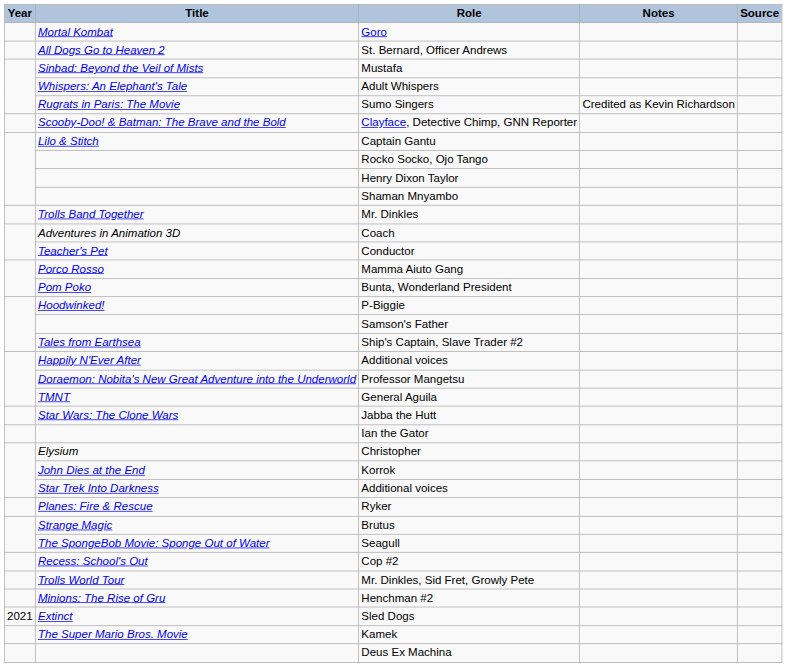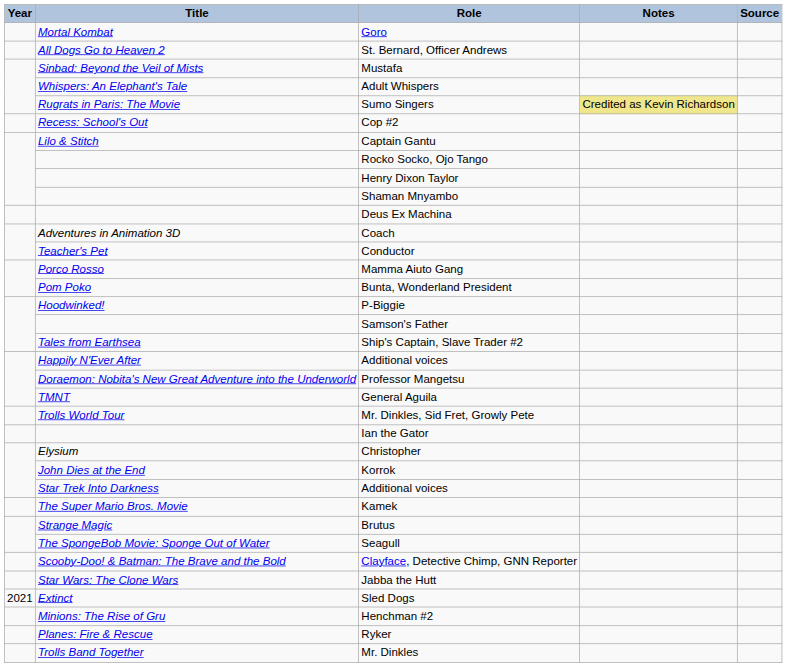(659, 104) no background -> (659, 104) khaki background
rows swapped: (93, 561) <-> (162, 123)
rows swapped: (197, 653) <-> (91, 214)
rows swapped: (108, 415) <-> (81, 580)
rows swapped: (95, 506) <-> (113, 634)
rows swapped: (55, 616) <-> (102, 598)
